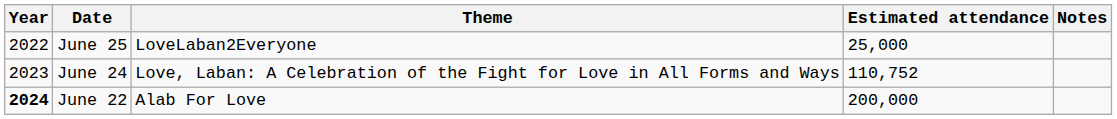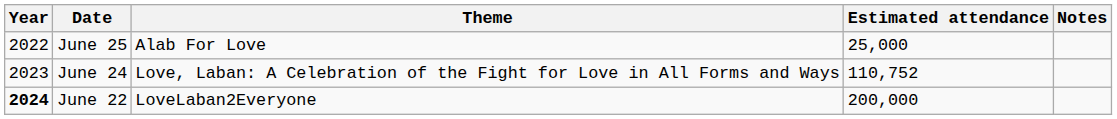(226, 46) LoveLaban2Everyone -> (201, 46) Alab For Love
(201, 100) Alab For Love -> (226, 100) LoveLaban2Everyone
